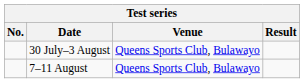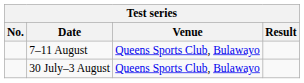rows swapped: (70, 50) <-> (58, 68)
